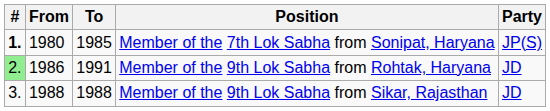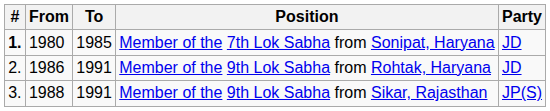(522, 42) JP(S) -> (512, 42) JD
(15, 67) lightgreen background -> (15, 67) no background
(94, 93) 1988 -> (94, 93) 1991
(512, 93) JD -> (522, 93) JP(S)
